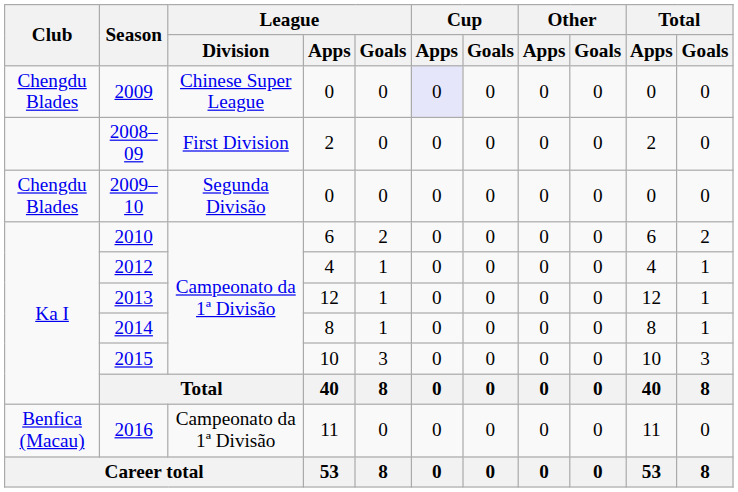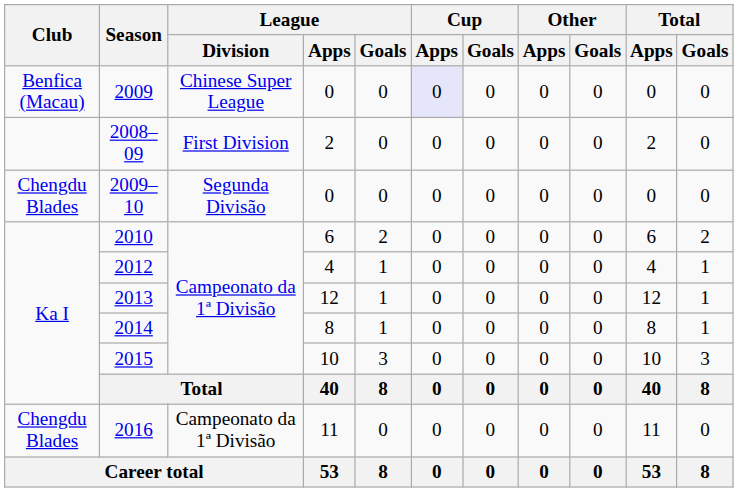(52, 91) Chengdu Blades -> (52, 91) Benfica (Macau)
(52, 430) Benfica (Macau) -> (52, 430) Chengdu Blades
